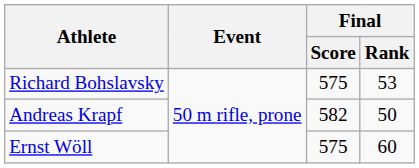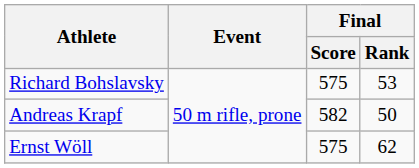(387, 147) 60 -> (387, 147) 62
